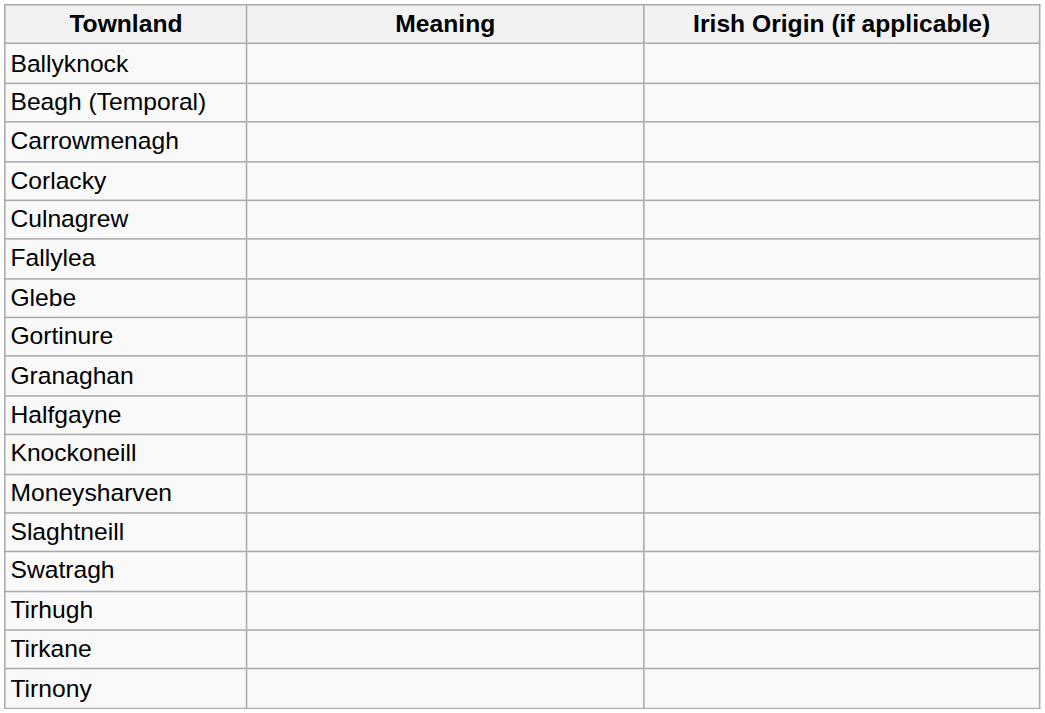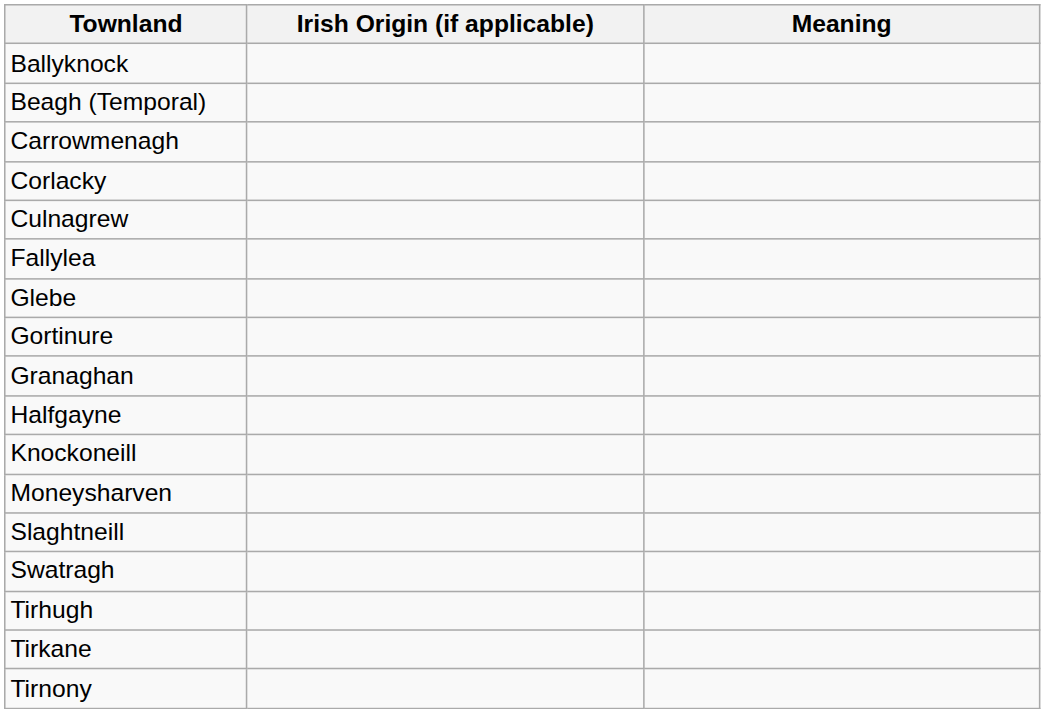columns swapped: (842, 24) <-> (445, 24)
